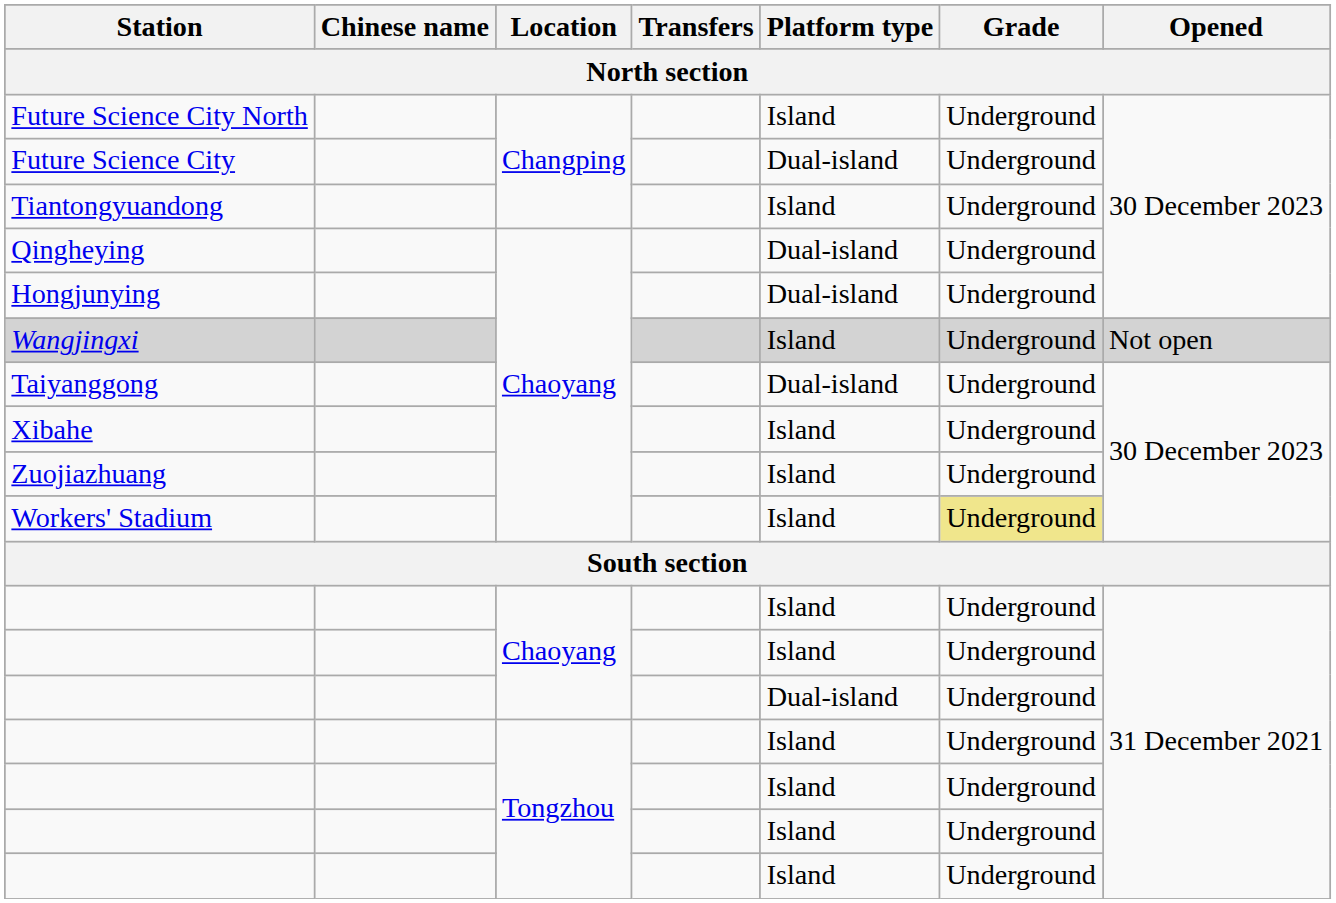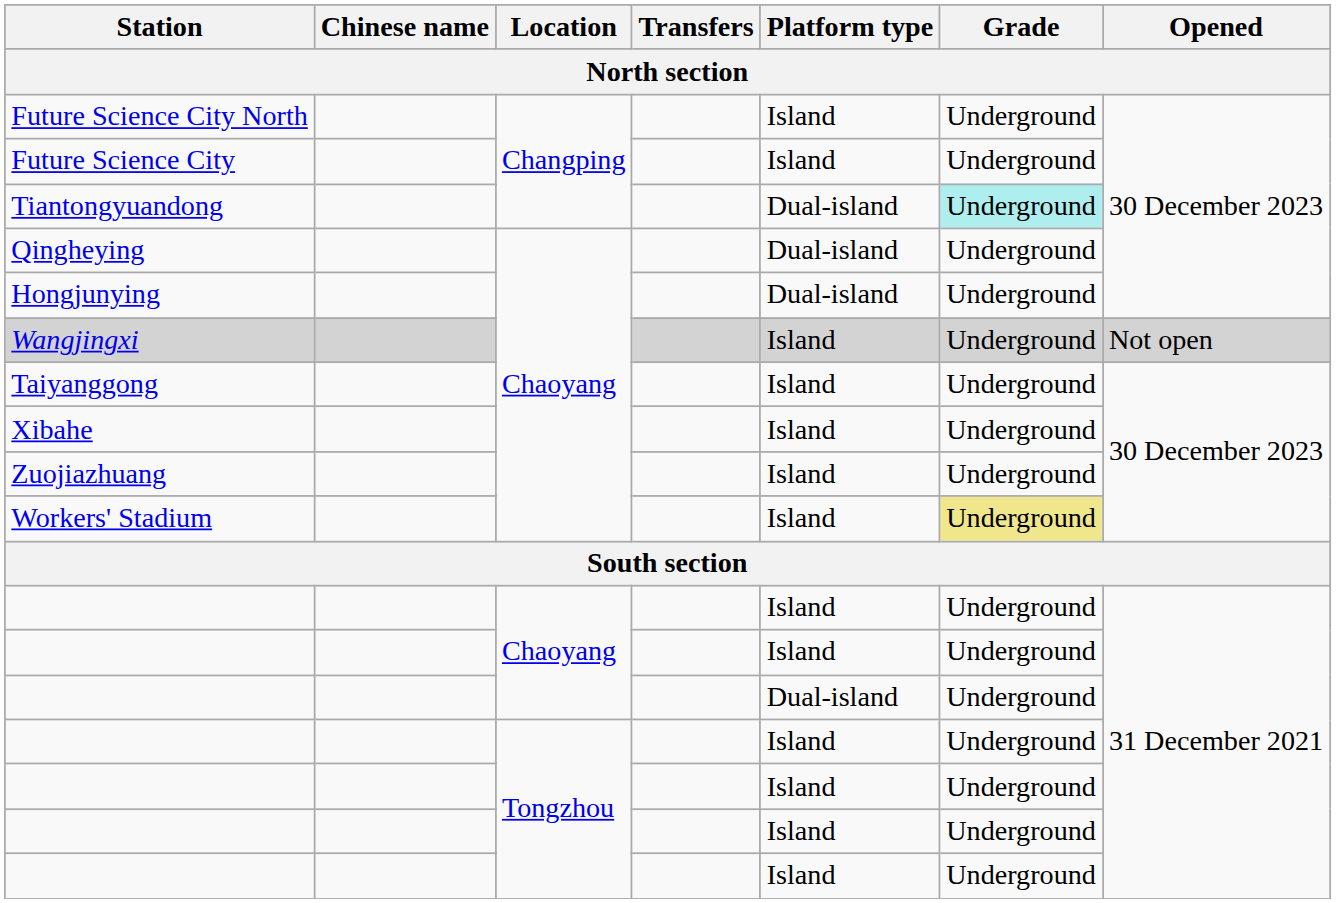(832, 160) Dual-island -> (801, 160) Island
(801, 205) Island -> (832, 205) Dual-island
(1021, 205) no background -> (1021, 205) paleturquoise background
(832, 384) Dual-island -> (801, 384) Island
